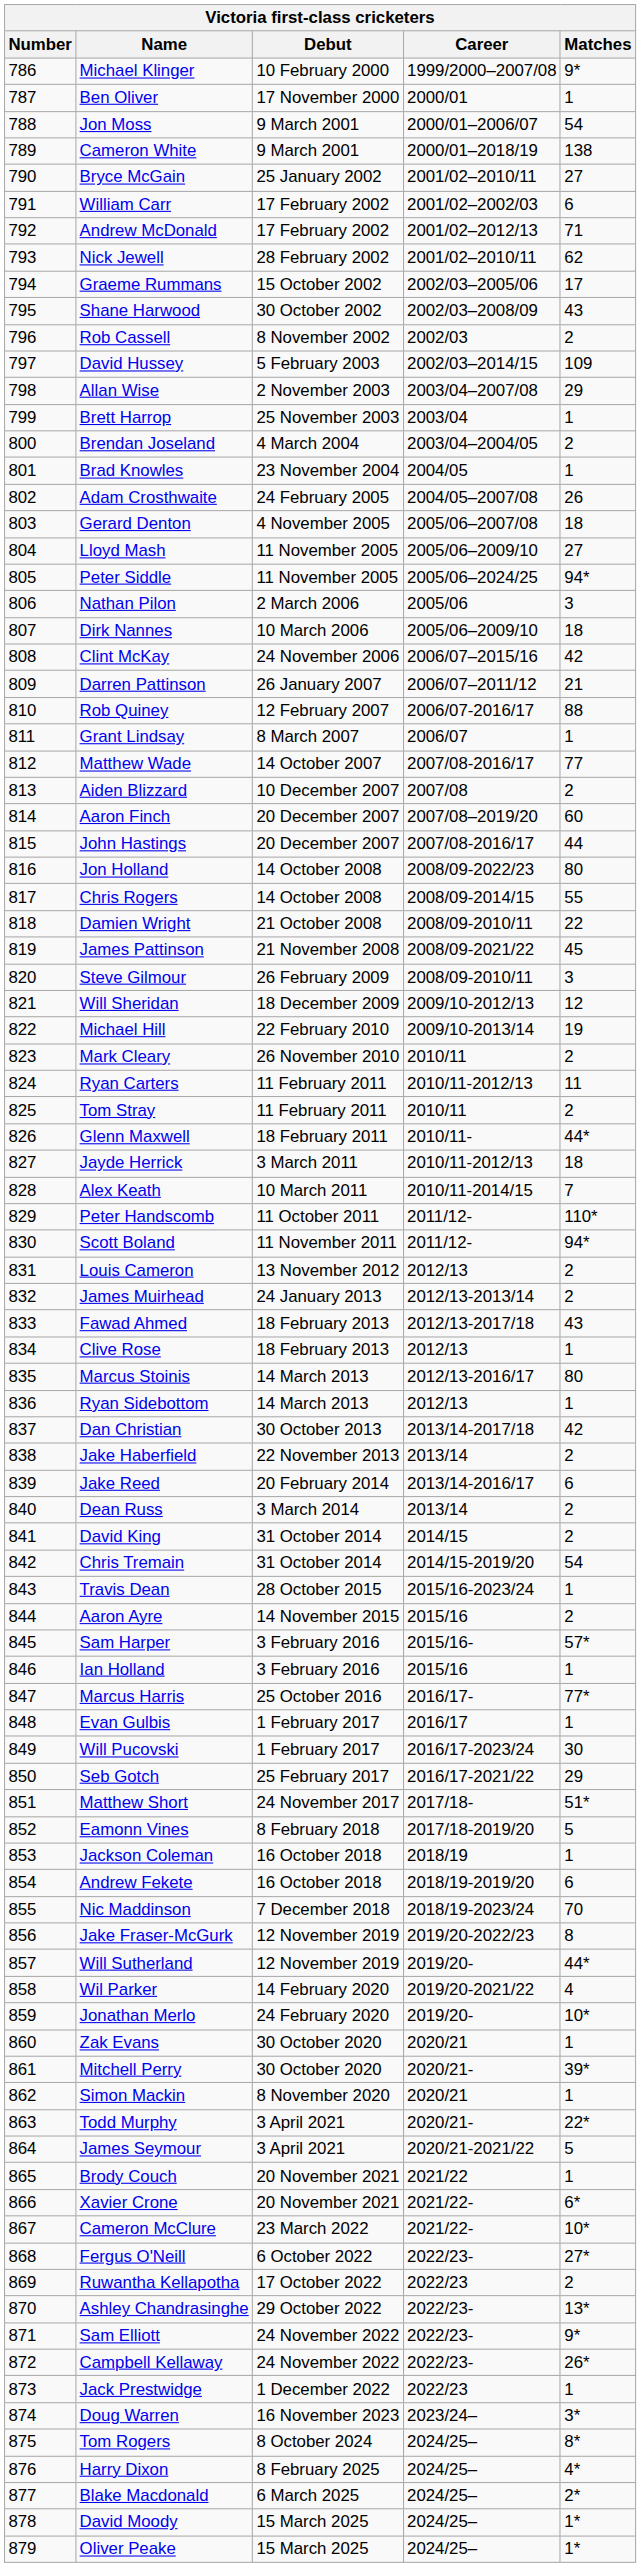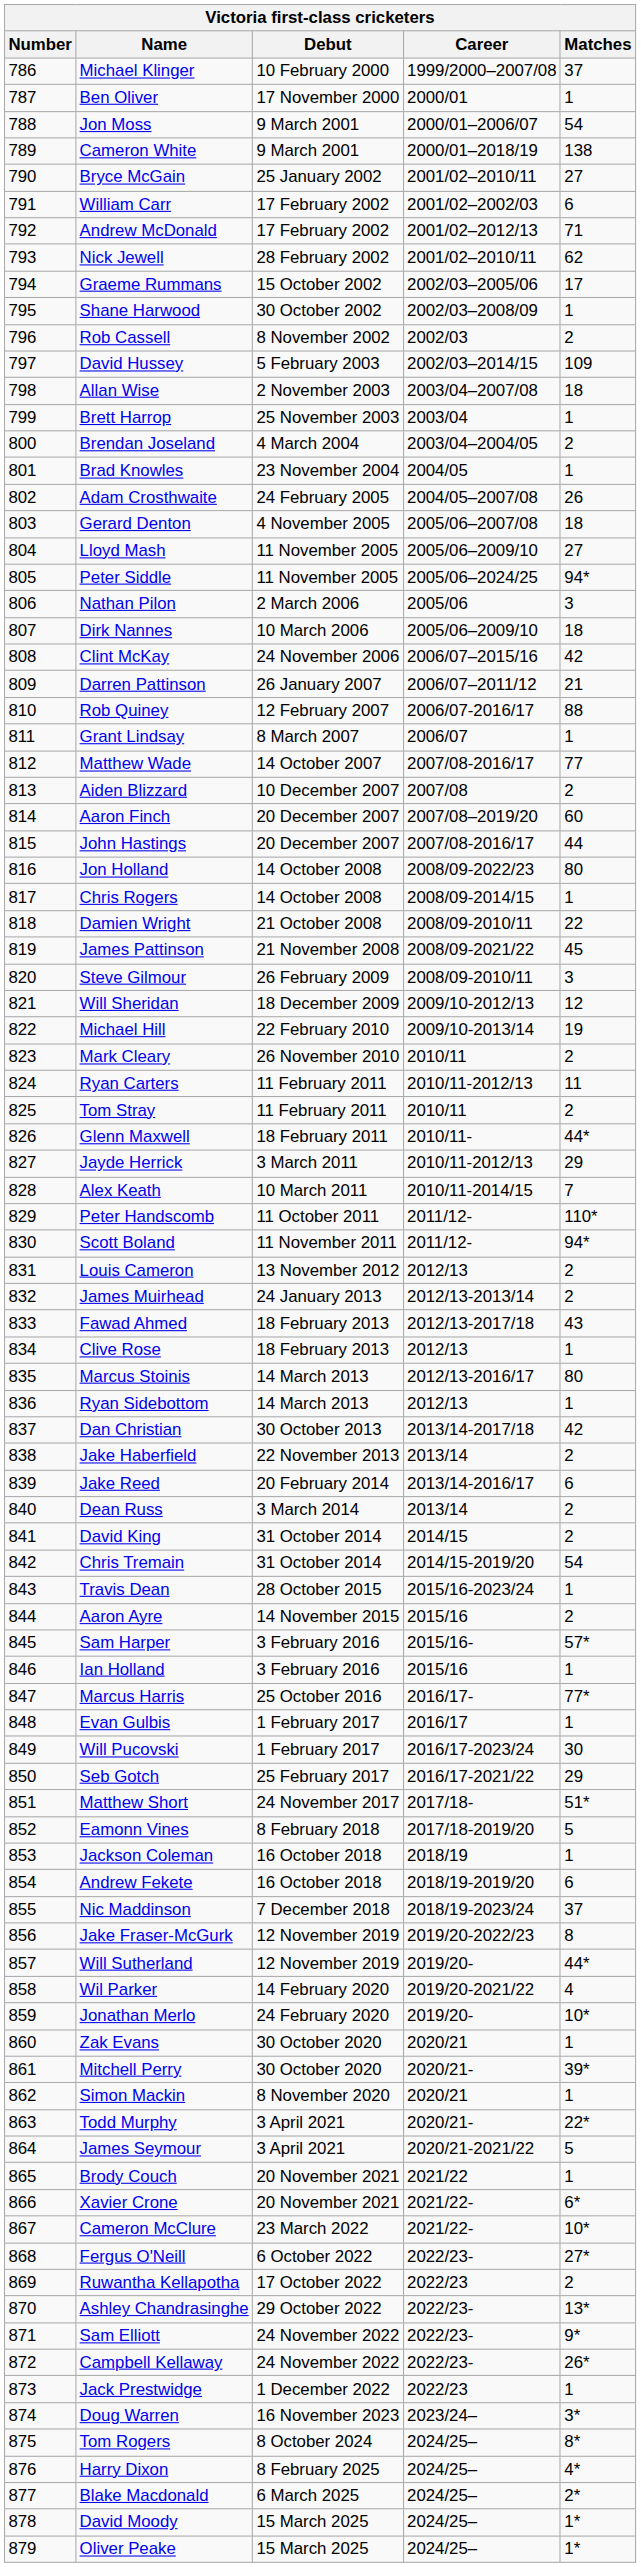(572, 71) 9* -> (574, 71) 37
(574, 310) 43 -> (569, 310) 1
(574, 390) 29 -> (574, 390) 18
(574, 897) 55 -> (569, 897) 1
(574, 1163) 18 -> (574, 1163) 29
(574, 1909) 70 -> (574, 1909) 37
